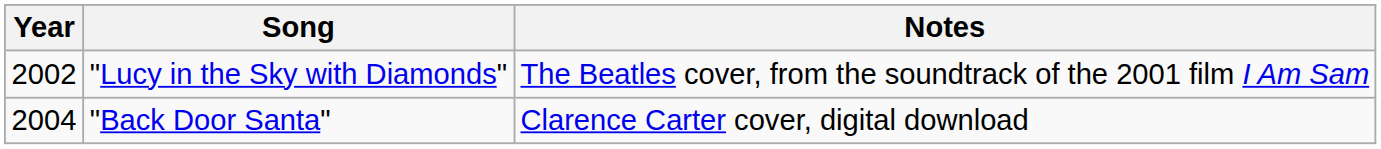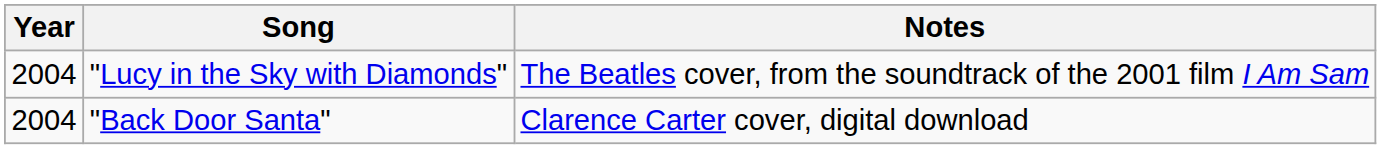(44, 73) 2002 -> (44, 73) 2004
